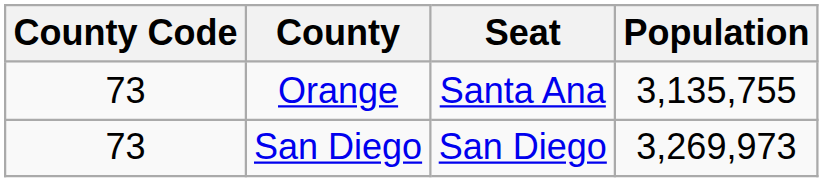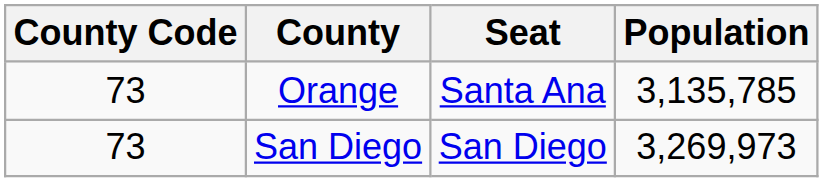(716, 90) 3,135,755 -> (716, 90) 3,135,785
